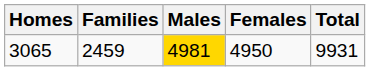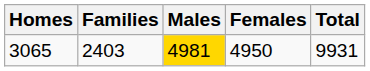(103, 50) 2459 -> (103, 50) 2403
